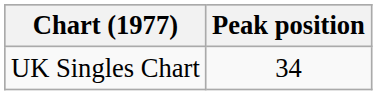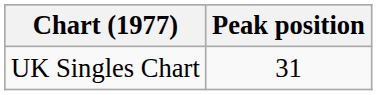(288, 67) 34 -> (288, 67) 31
